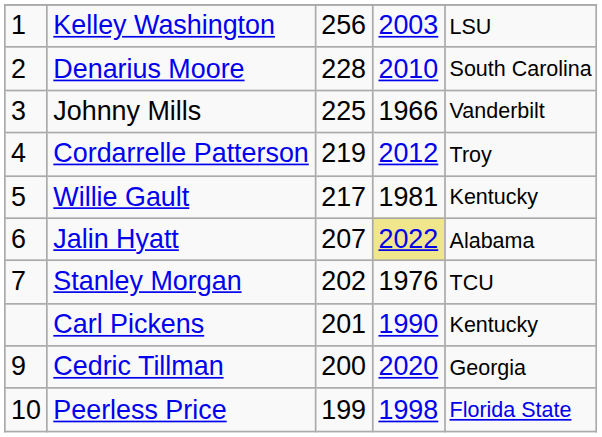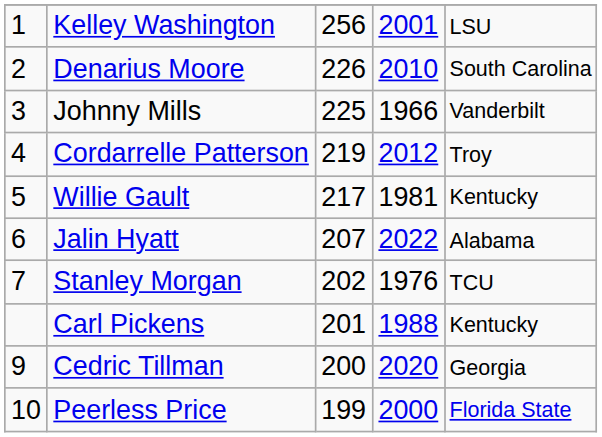(408, 25) 2003 -> (408, 25) 2001
(344, 68) 228 -> (344, 68) 226
(408, 238) khaki background -> (408, 238) no background
(408, 324) 1990 -> (408, 324) 1988
(408, 409) 1998 -> (408, 409) 2000
